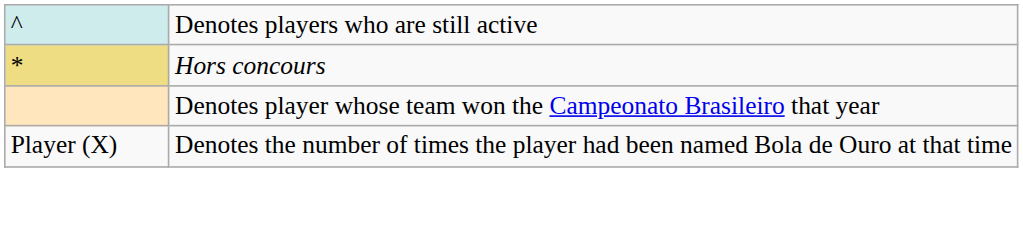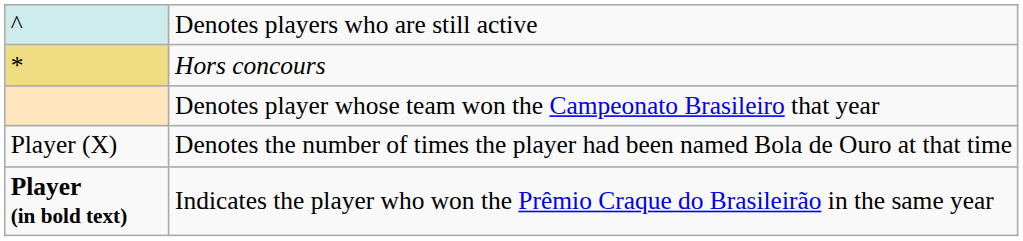+ row: (69, 200)
